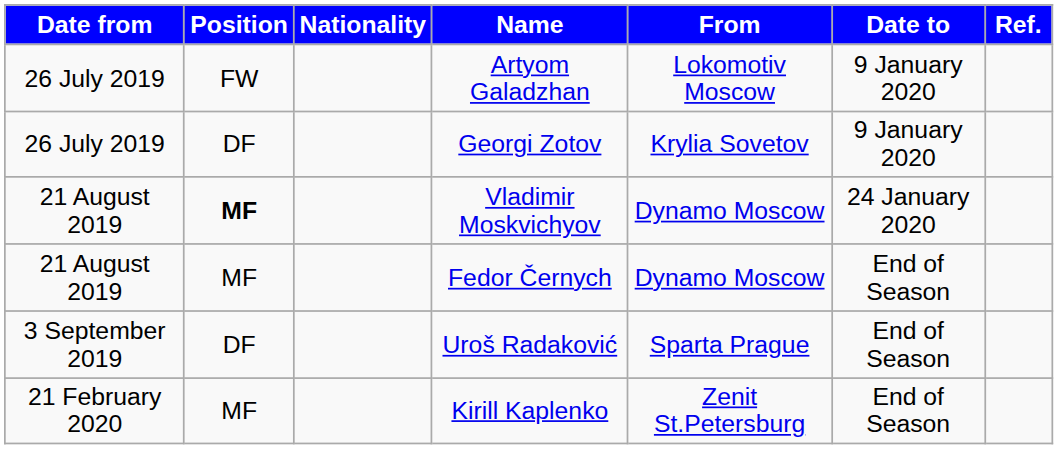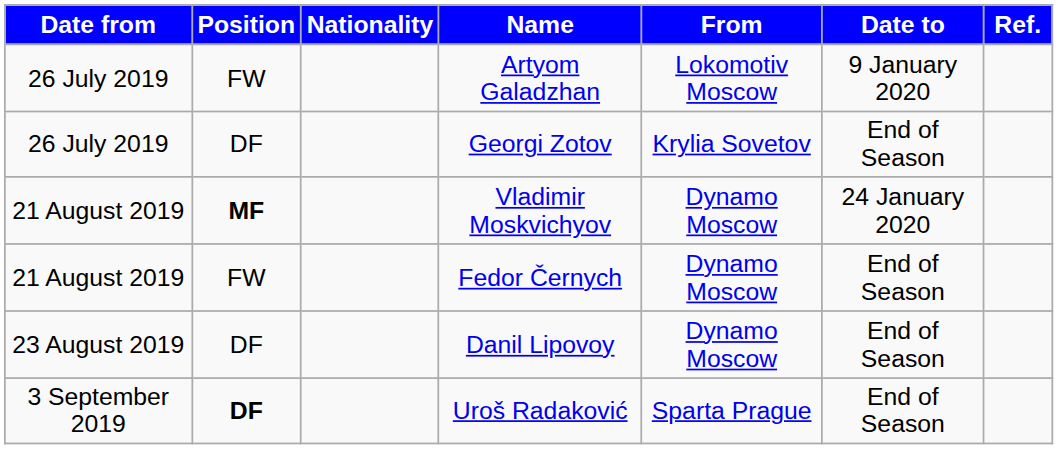(908, 144) 9 January 2020 -> (903, 144) End of Season
(239, 278) MF -> (246, 278) FW
+ row: (540, 344)
(239, 344) normal -> (246, 411) bold
- row: (530, 411)
